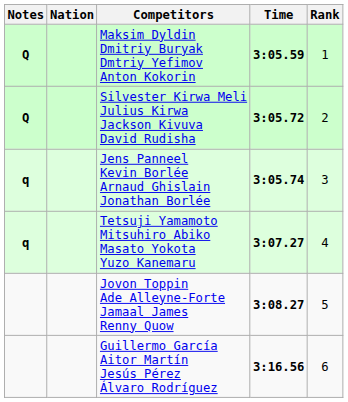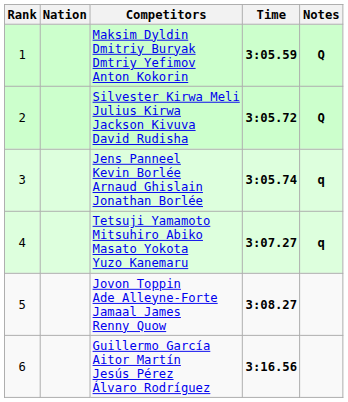columns swapped: (325, 14) <-> (26, 14)
